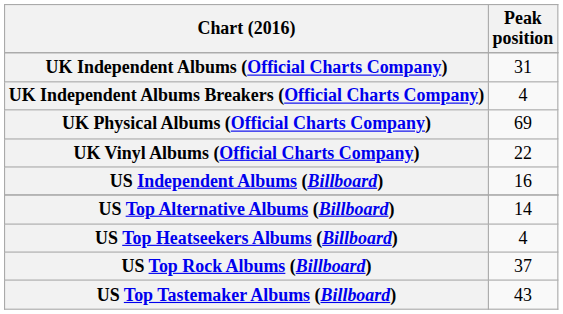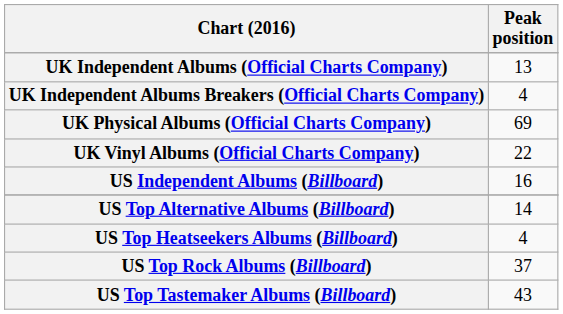(523, 67) 31 -> (523, 67) 13
